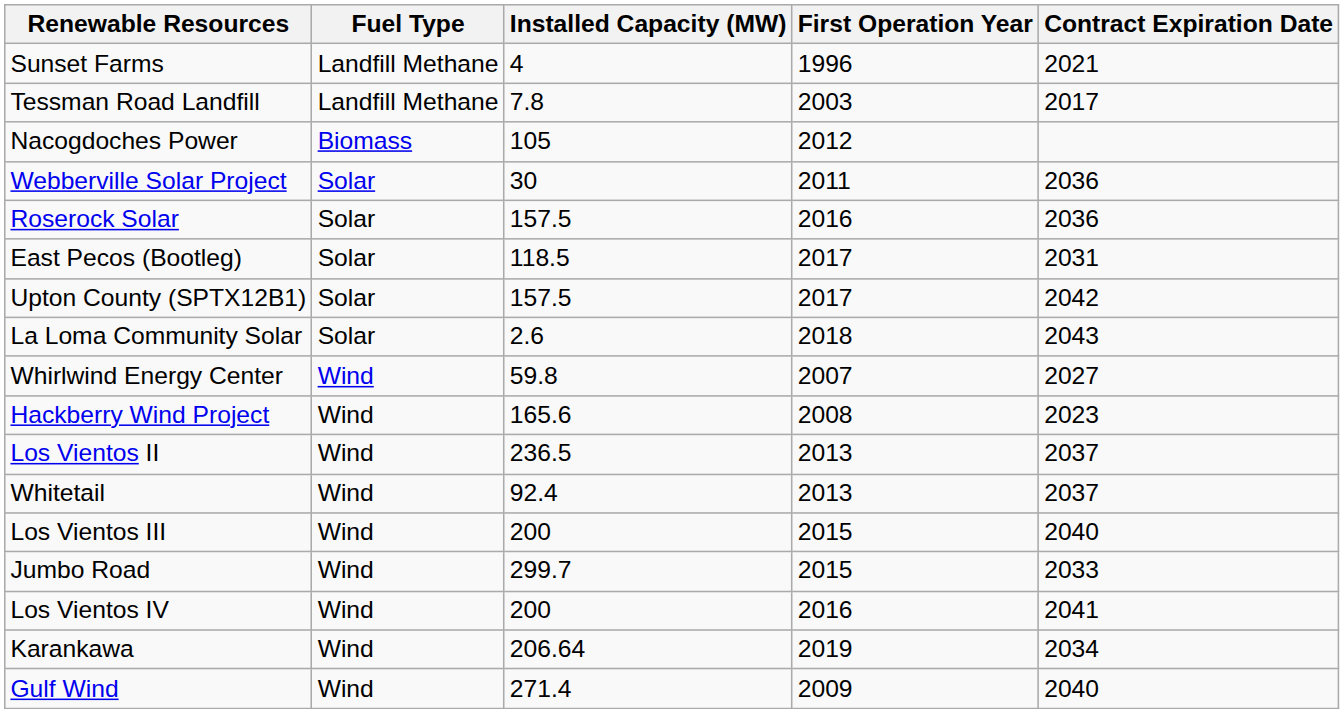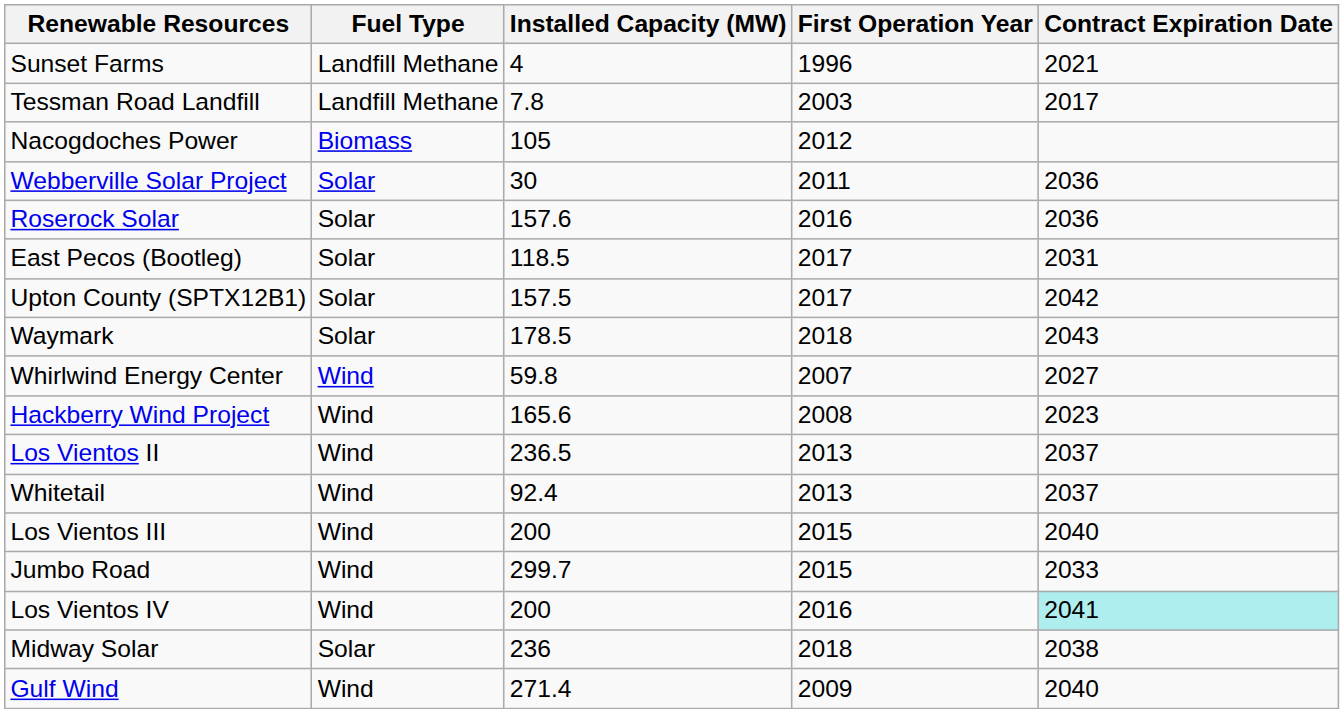(541, 219) 157.5 -> (541, 219) 157.6
- row: (156, 336)
+ row: (62, 336)
(1072, 610) no background -> (1072, 610) paleturquoise background
+ row: (84, 649)
- row: (72, 649)
